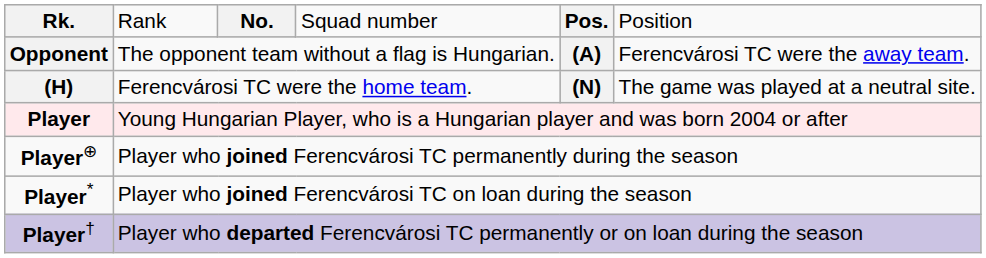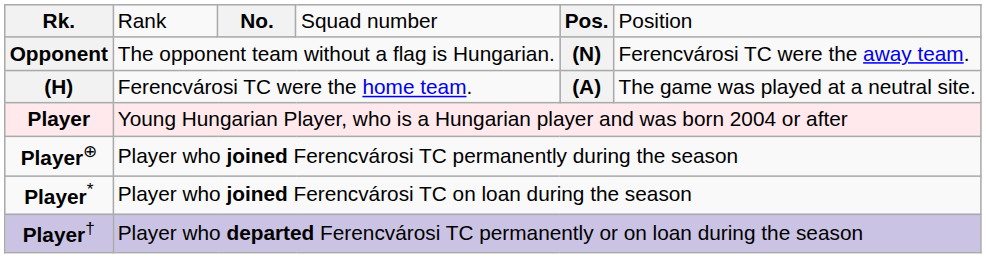(587, 54) (A) -> (587, 54) (N)
(587, 86) (N) -> (587, 86) (A)
